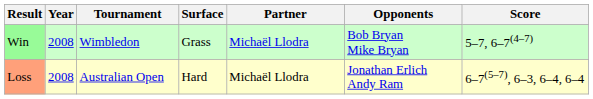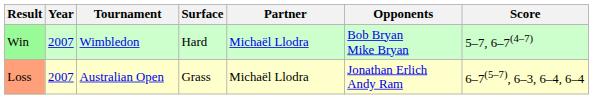(61, 42) 2008 -> (61, 42) 2007
(196, 42) Grass -> (194, 42) Hard
(61, 76) 2008 -> (61, 76) 2007
(194, 76) Hard -> (196, 76) Grass
